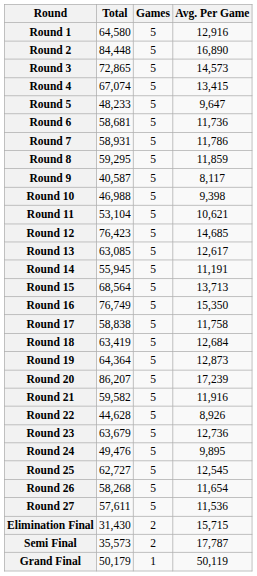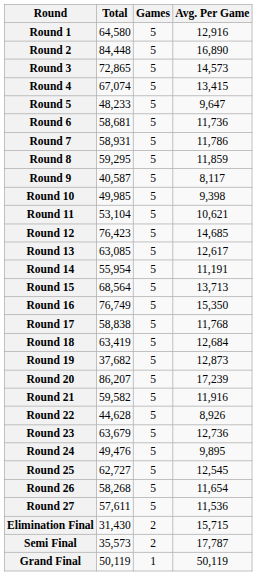(115, 196) 46,988 -> (115, 196) 49,985
(115, 269) 55,945 -> (115, 269) 55,954
(212, 324) 11,758 -> (212, 324) 11,768
(115, 360) 64,364 -> (115, 360) 37,682
(115, 561) 50,179 -> (115, 561) 50,119
